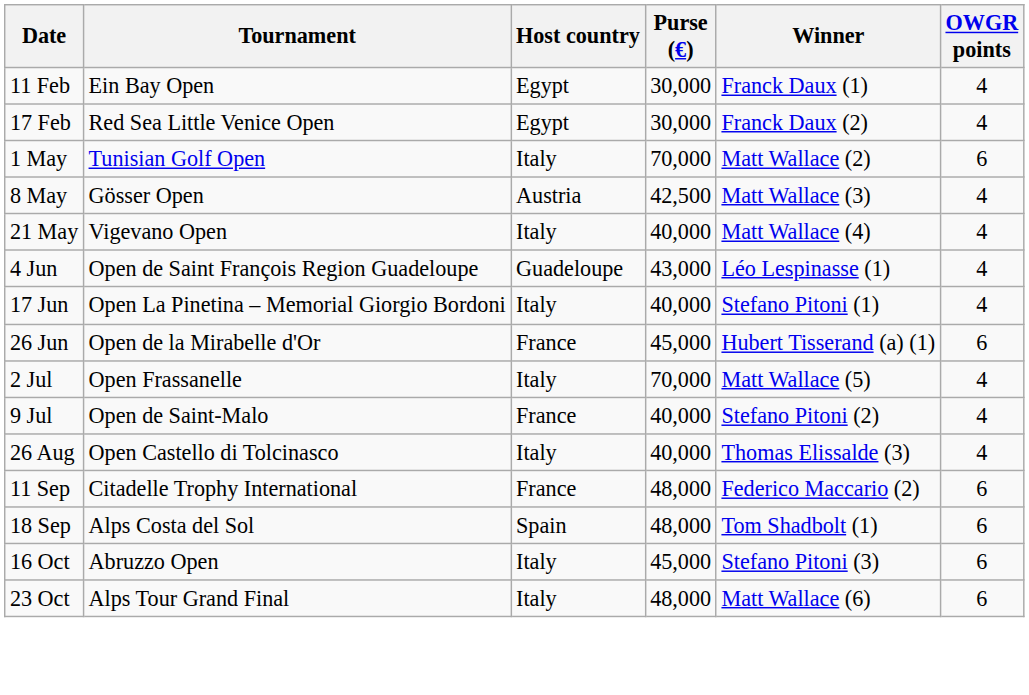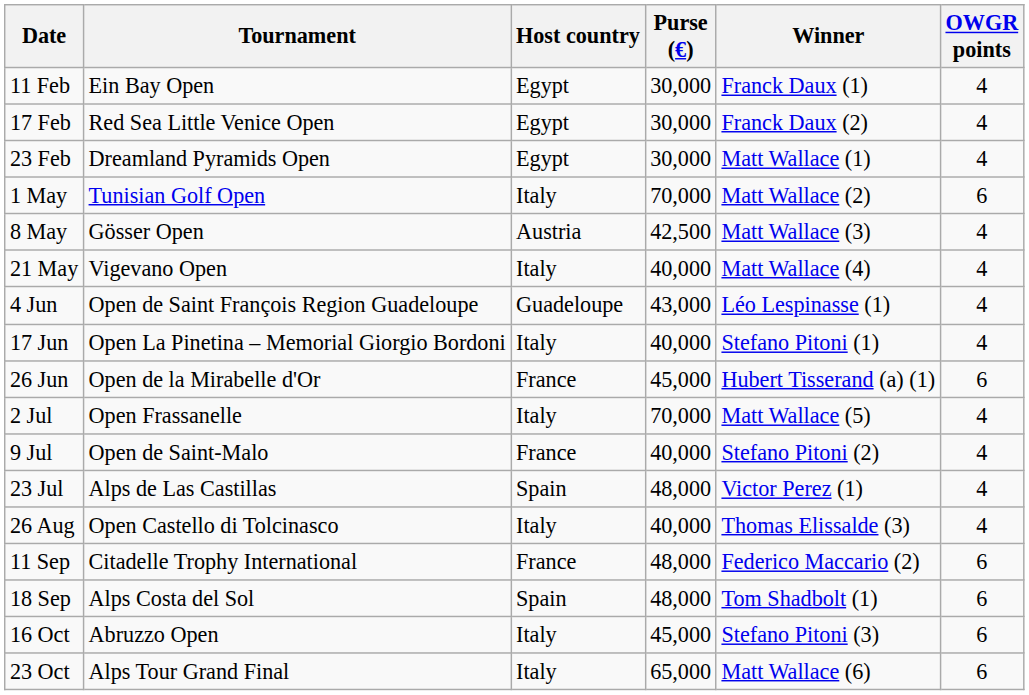+ row: (40, 159)
+ row: (37, 488)
(681, 598) 48,000 -> (681, 671) 65,000
